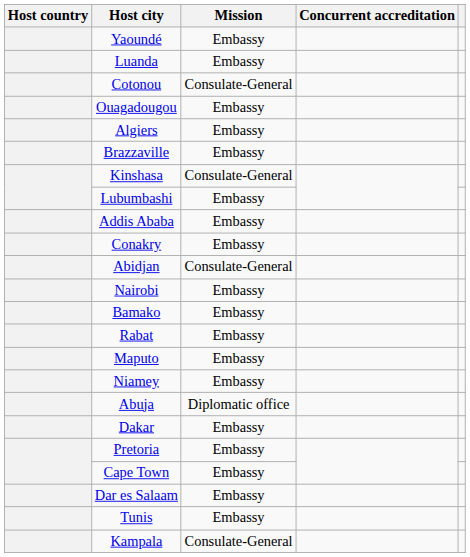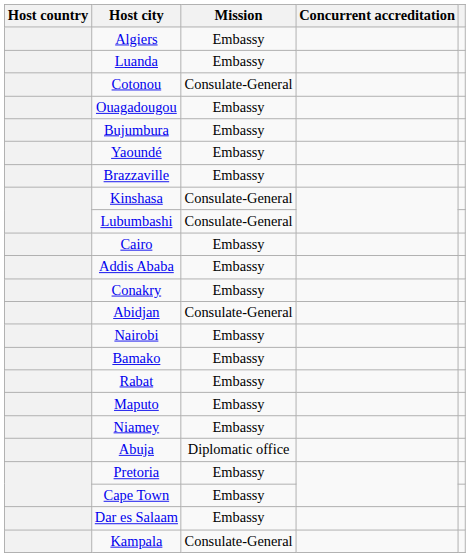rows swapped: (136, 130) <-> (136, 38)
+ row: (136, 130)
(239, 198) Embassy -> (239, 221) Consulate-General
+ row: (136, 244)
- row: (136, 426)
- row: (136, 518)
